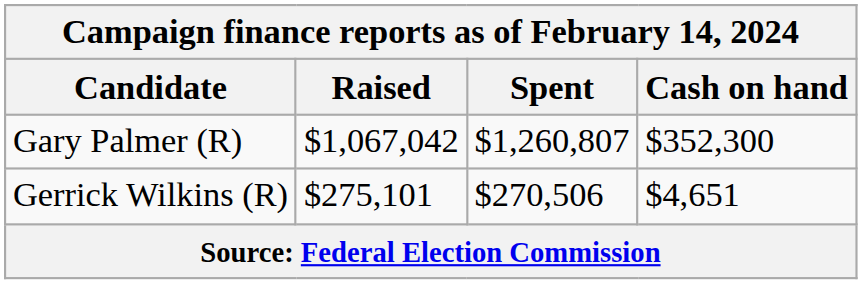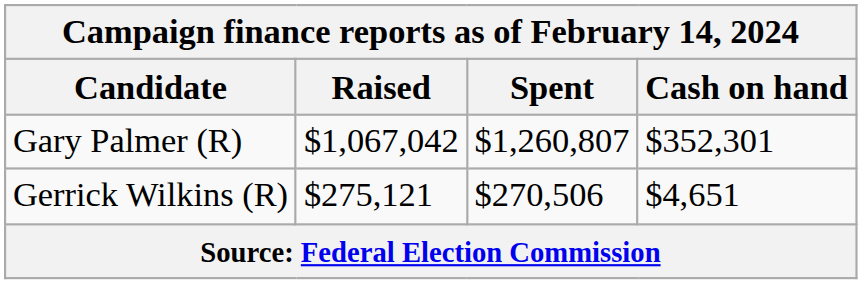(710, 140) $352,300 -> (710, 140) $352,301
(368, 195) $275,101 -> (368, 195) $275,121
